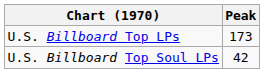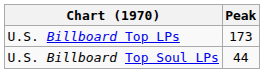(241, 57) 42 -> (241, 57) 44
